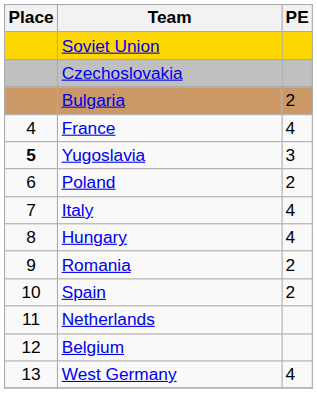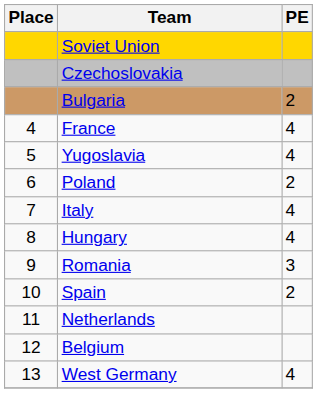(31, 155) bold -> (31, 155) normal
(290, 155) 3 -> (290, 155) 4
(290, 264) 2 -> (290, 264) 3
